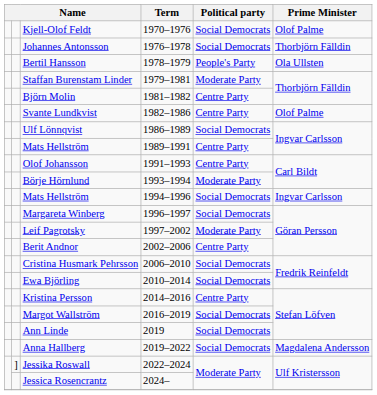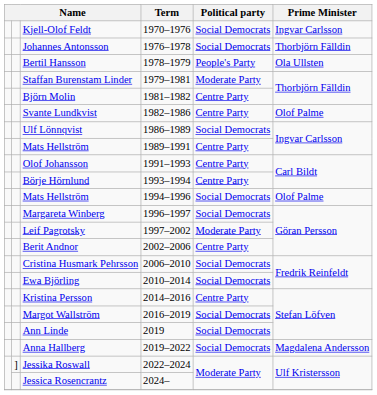(299, 29) Olof Palme -> (309, 29) Ingvar Carlsson
(228, 180) Moderate Party -> (222, 180) Centre Party
(309, 197) Ingvar Carlsson -> (299, 197) Olof Palme
